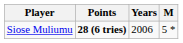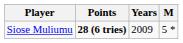(142, 30) 2006 -> (142, 30) 2009
